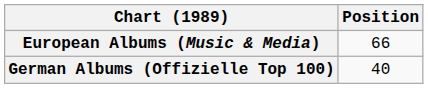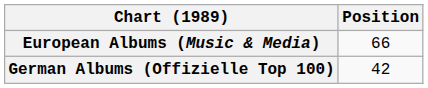(381, 70) 40 -> (381, 70) 42
